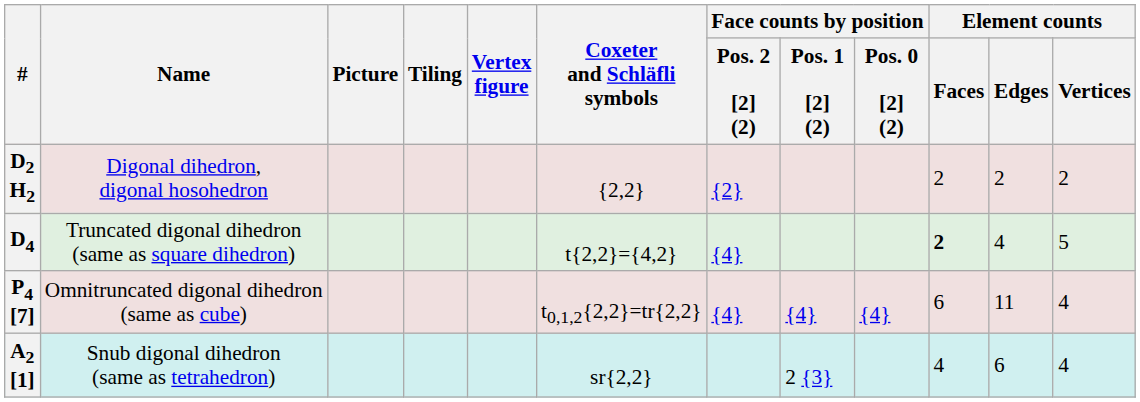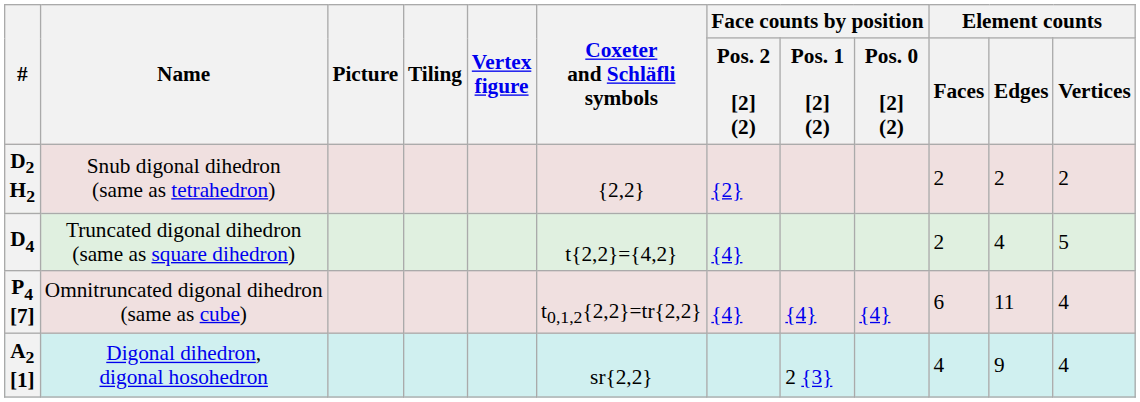(184, 178) Digonal dihedron, digonal hosohedron -> (184, 178) Snub digonal dihedron (same as tetrahedron)
(939, 241) bold -> (939, 241) normal
(184, 365) Snub digonal dihedron (same as tetrahedron) -> (184, 365) Digonal dihedron, digonal hosohedron
(999, 365) 6 -> (999, 365) 9
